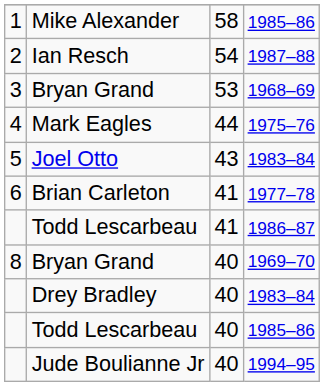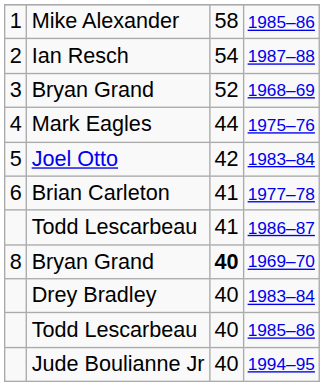(227, 90) 53 -> (227, 90) 52
(227, 158) 43 -> (227, 158) 42
(227, 261) normal -> (227, 261) bold
